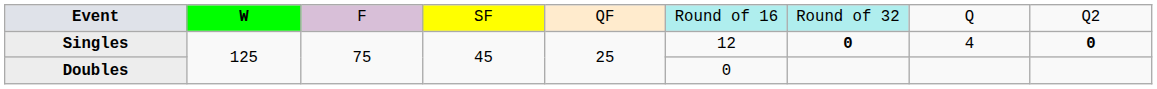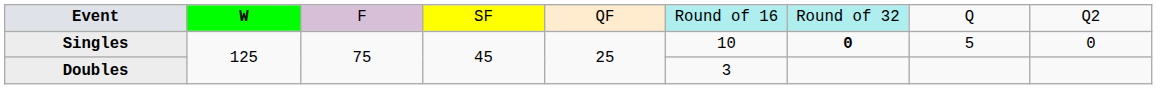(726, 44) 12 -> (726, 44) 10
(969, 44) 4 -> (969, 44) 5
(1091, 44) bold -> (1091, 44) normal
(726, 70) 0 -> (726, 70) 3
